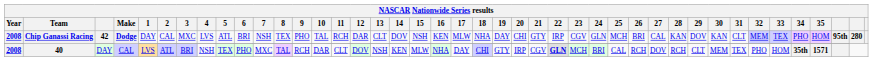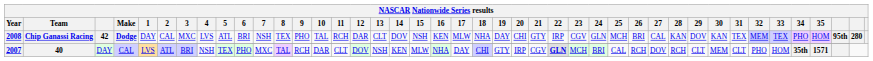(739, 37) CLT -> (739, 37) TEX
(14, 50) 2008 -> (14, 50) 2007
(739, 50) TEX -> (739, 50) CLT
